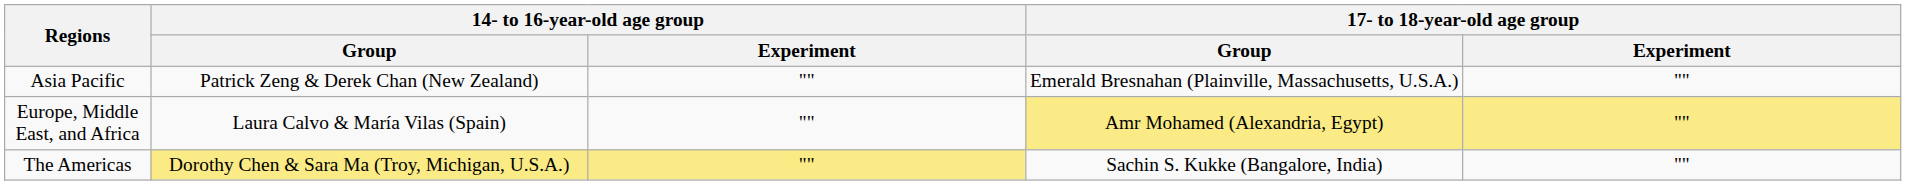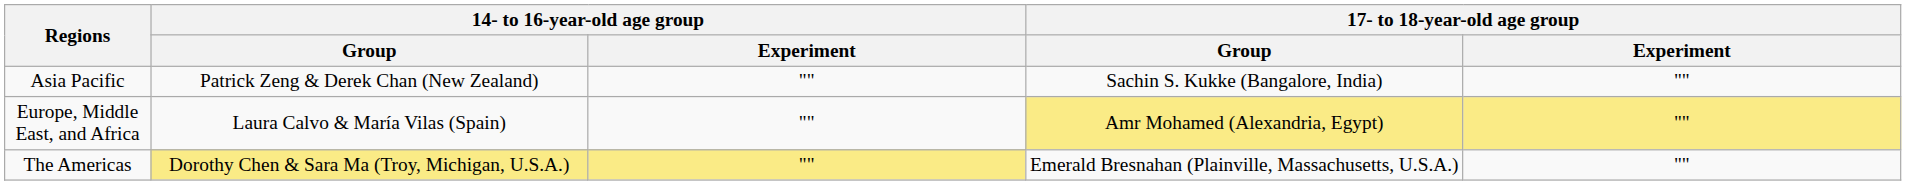(1244, 81) Emerald Bresnahan (Plainville, Massachusetts, U.S.A.) -> (1244, 81) Sachin S. Kukke (Bangalore, India)
(1244, 164) Sachin S. Kukke (Bangalore, India) -> (1244, 164) Emerald Bresnahan (Plainville, Massachusetts, U.S.A.)
